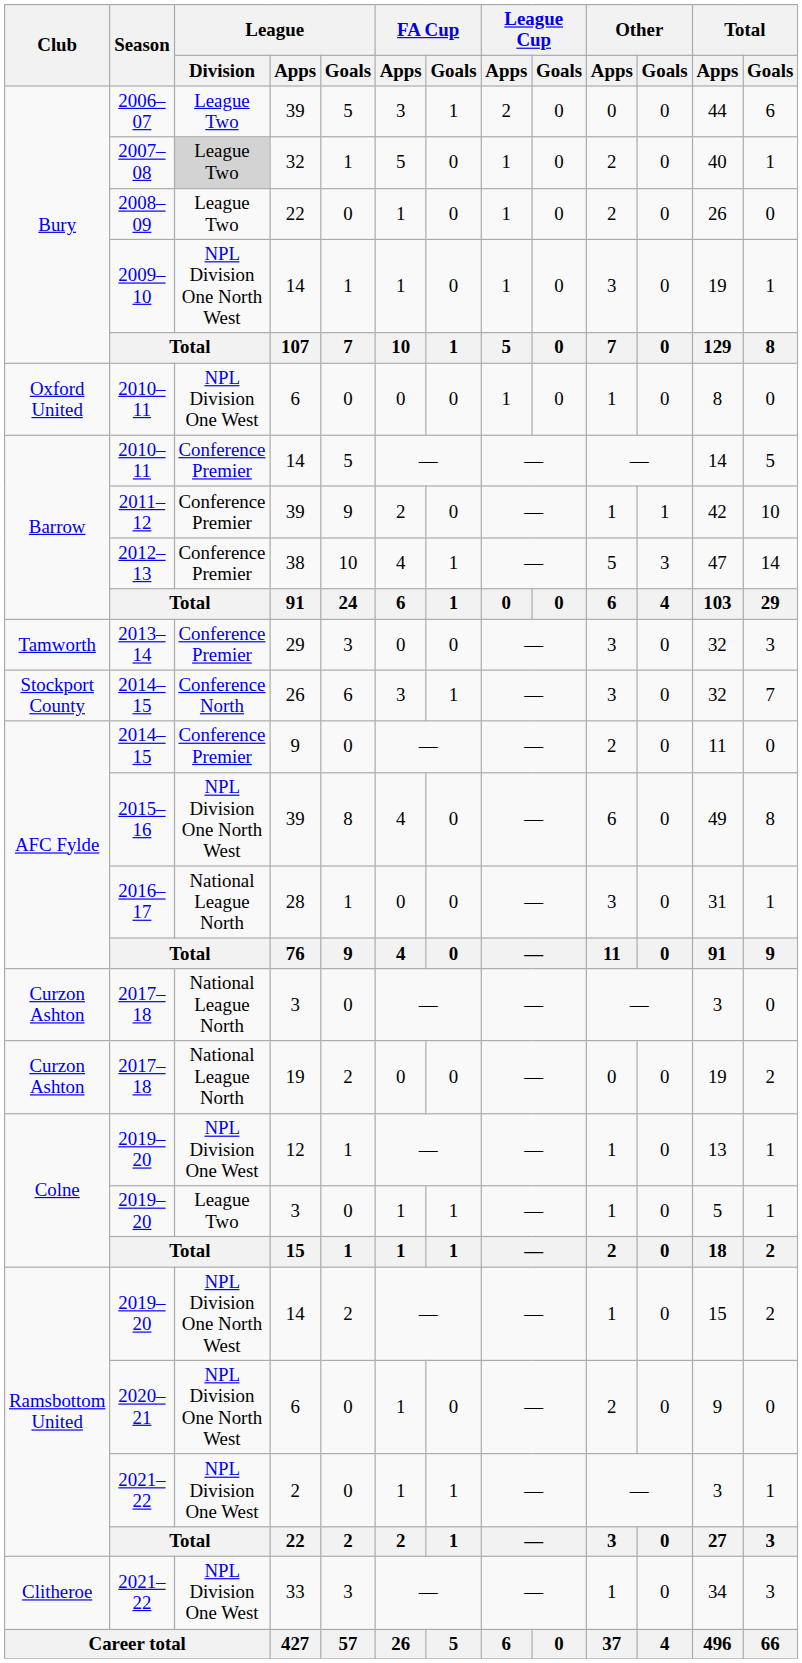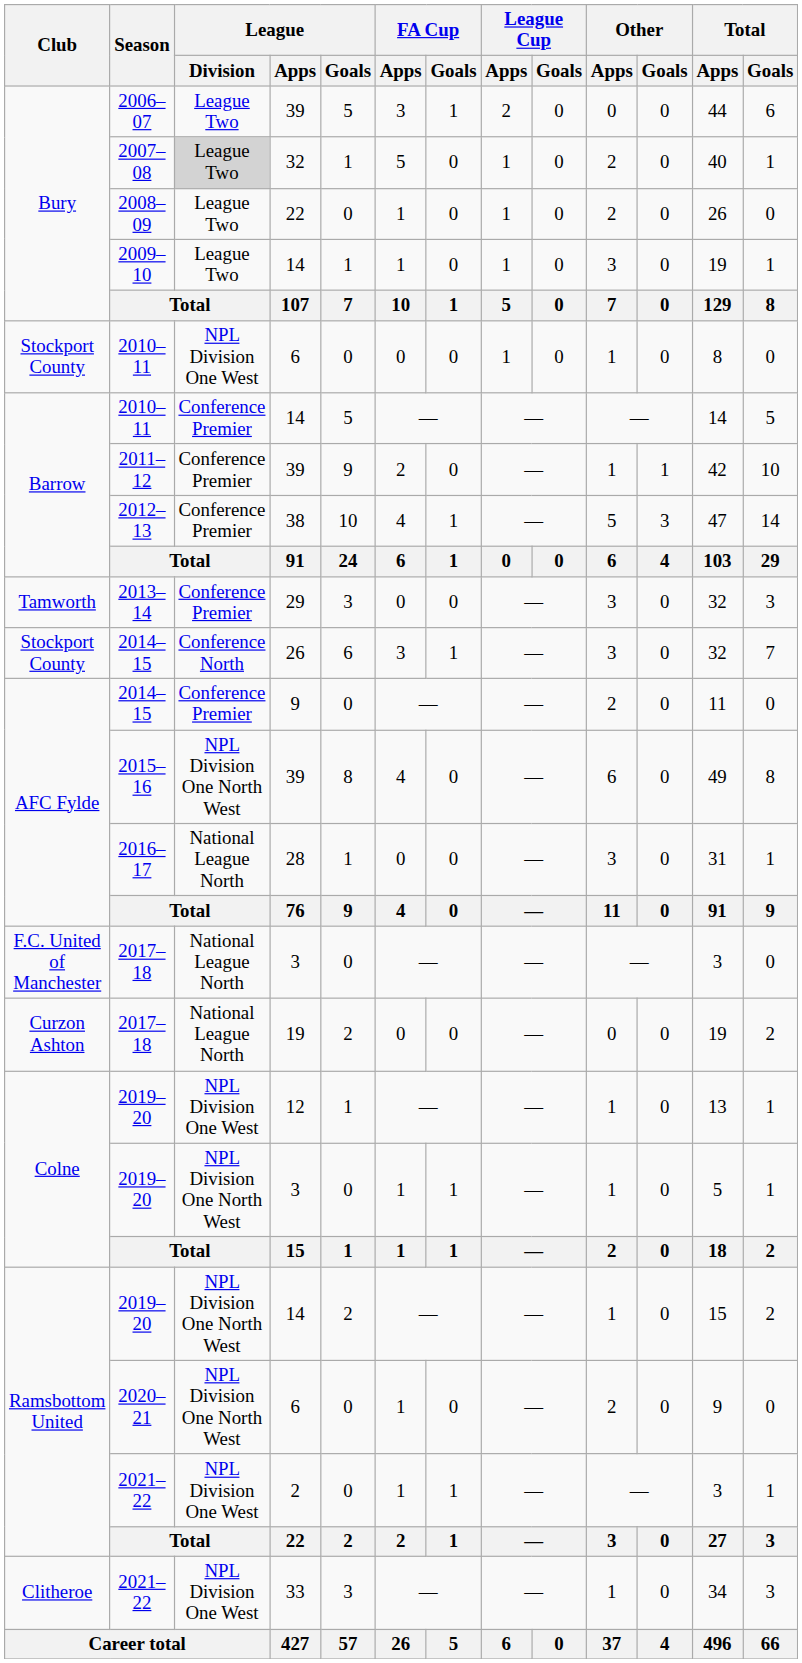(222, 286) NPL Division One North West -> (222, 264) League Two
(57, 398) Oxford United -> (57, 356) Stockport County
(57, 1004) Curzon Ashton -> (57, 961) F.C. United of Manchester
(222, 1211) League Two -> (222, 1189) NPL Division One North West
